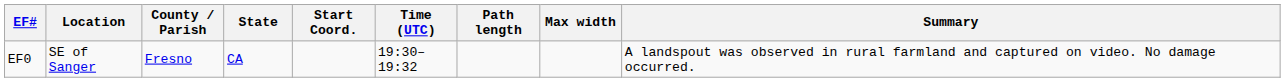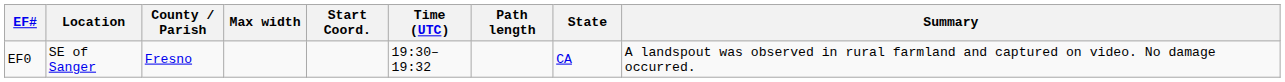columns swapped: (258, 23) <-> (580, 23)
